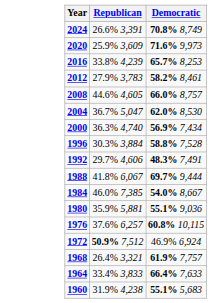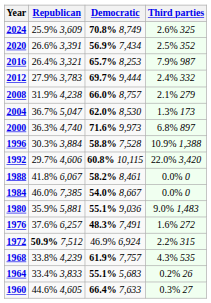+ column: (176, 13)
(118, 29) 26.6% 3,391 -> (57, 29) 25.9% 3,609
(118, 46) 25.9% 3,609 -> (57, 46) 26.6% 3,391
(176, 46) 71.6% 9,973 -> (115, 46) 56.9% 7,434
(118, 62) 33.8% 4,239 -> (57, 62) 26.4% 3,321
(176, 78) 58.2% 8,461 -> (115, 78) 69.7% 9,444
(118, 94) 44.6% 4,605 -> (57, 94) 31.9% 4,238
(176, 127) 56.9% 7,434 -> (115, 127) 71.6% 9,973
(176, 160) 48.3% 7,491 -> (115, 160) 60.8% 10,115
(176, 176) 69.7% 9,444 -> (115, 176) 58.2% 8,461
(176, 225) 60.8% 10,115 -> (115, 225) 48.3% 7,491
(118, 257) 26.4% 3,321 -> (57, 257) 33.8% 4,239
(176, 274) 66.4% 7,633 -> (115, 274) 55.1% 5,683
(118, 290) 31.9% 4,238 -> (57, 290) 44.6% 4,605
(176, 290) 55.1% 5,683 -> (115, 290) 66.4% 7,633
